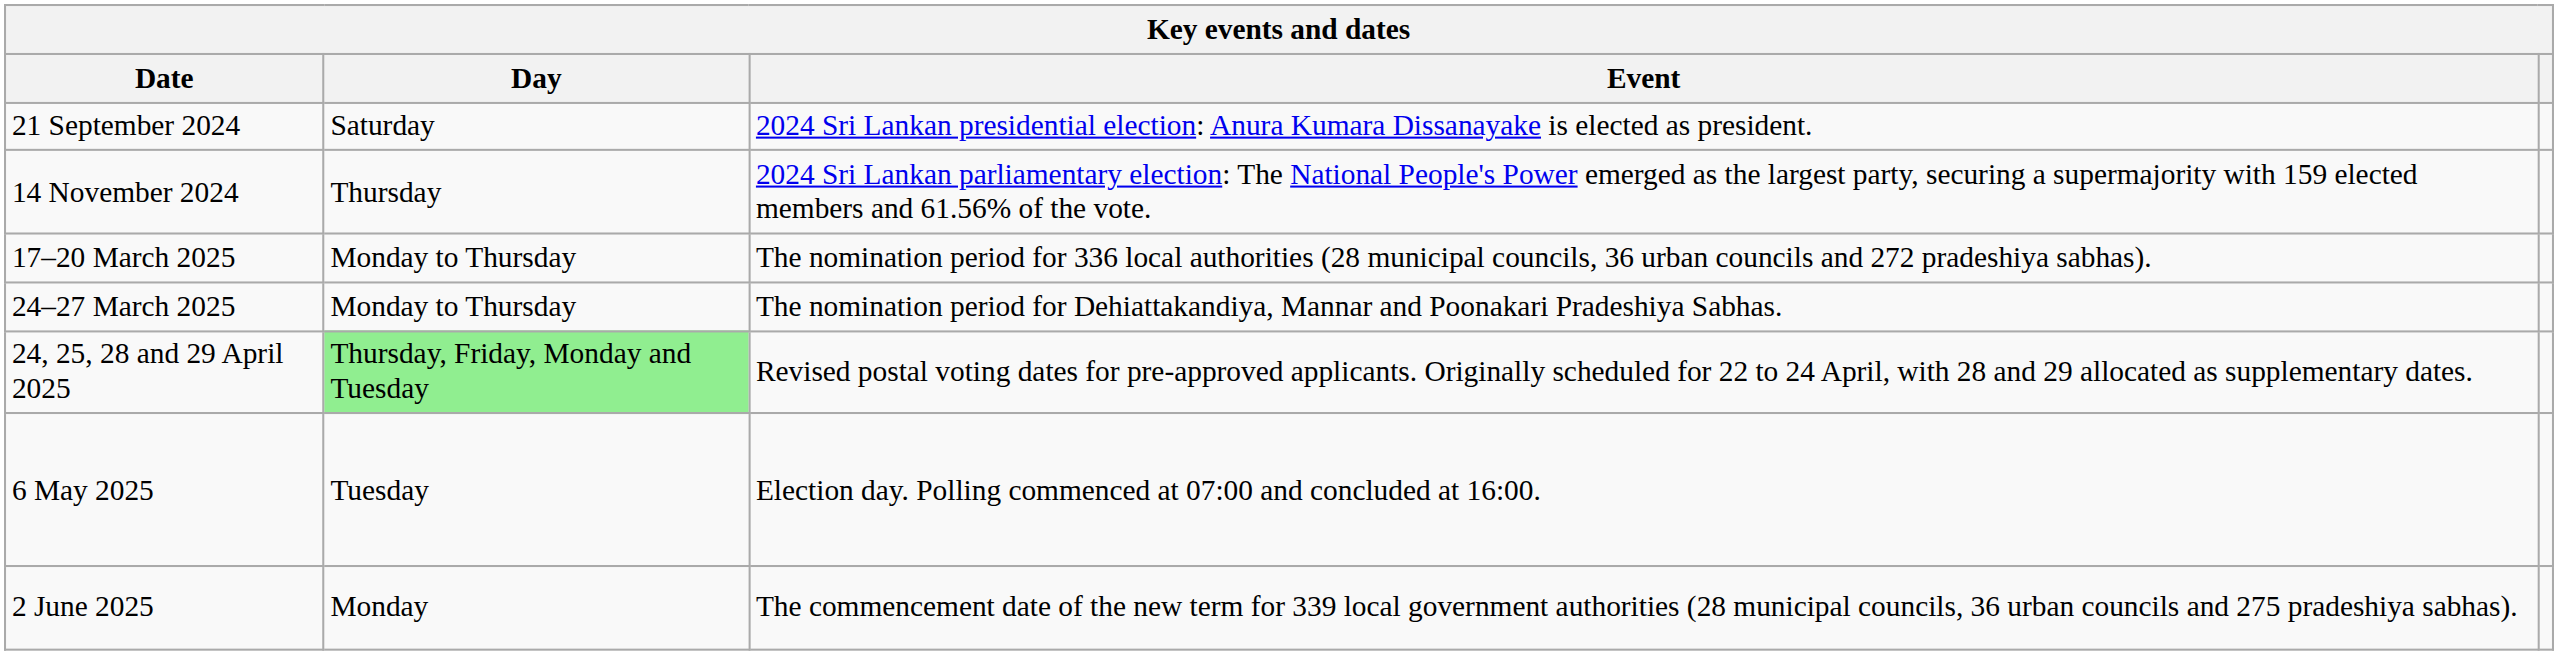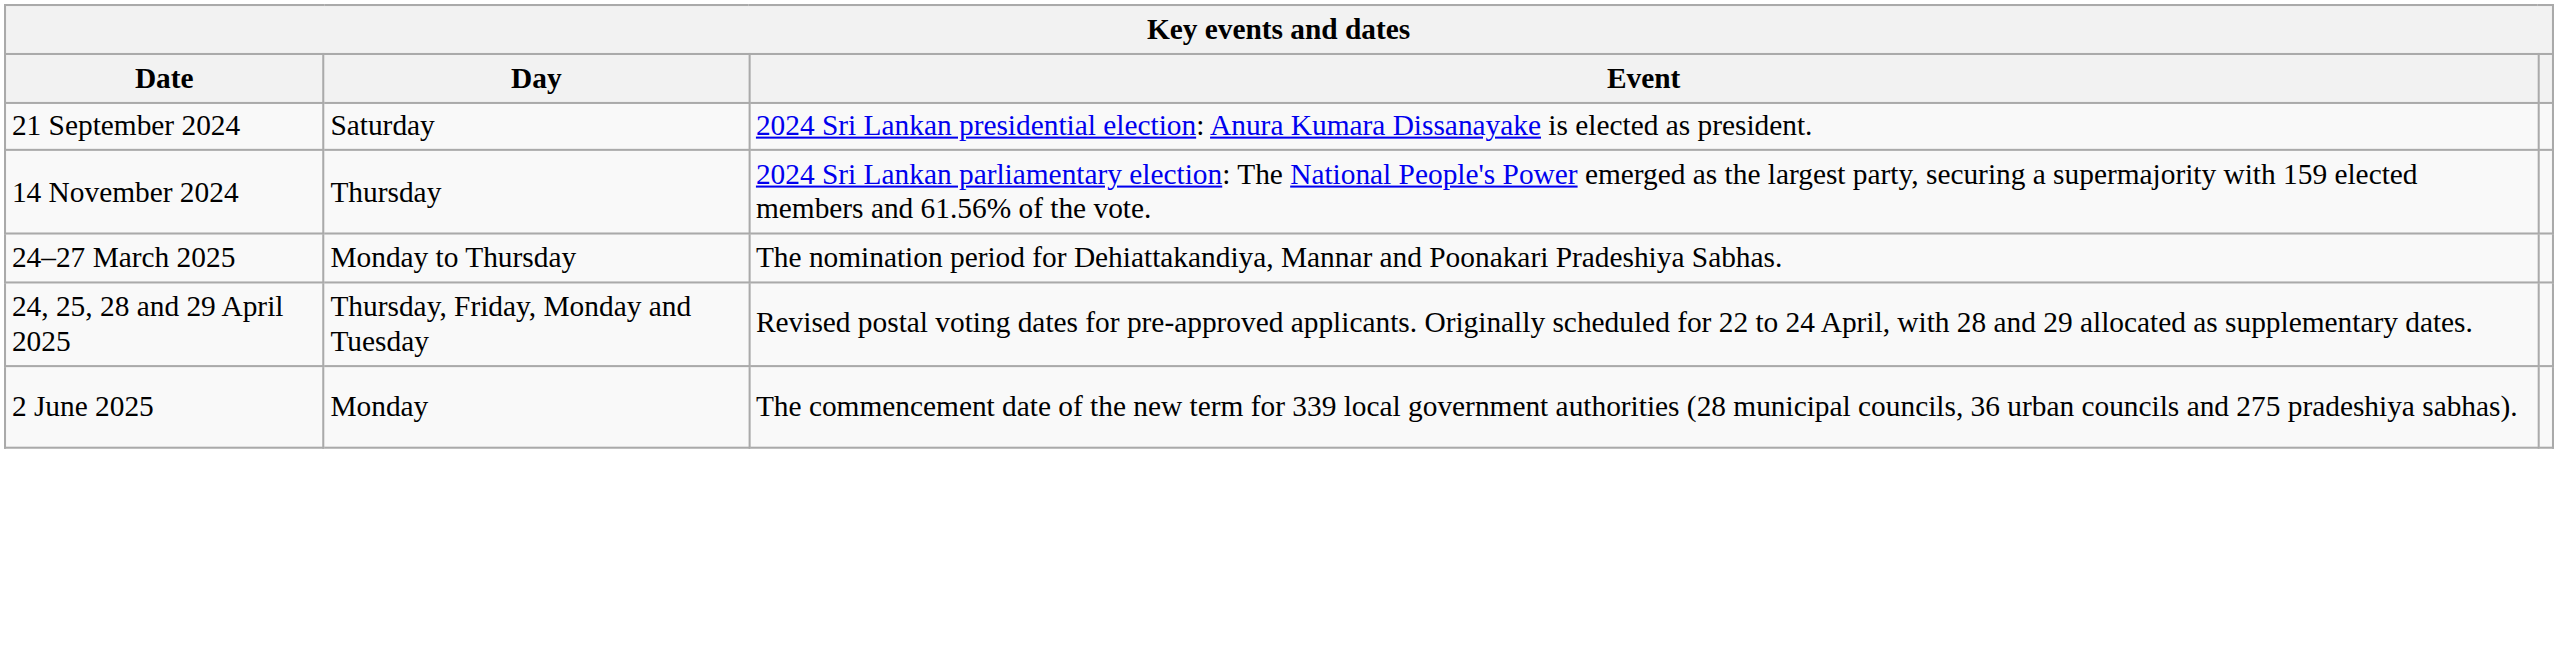- row: (124, 257)
(511, 371) lightgreen background -> (511, 323) no background
- row: (83, 489)
